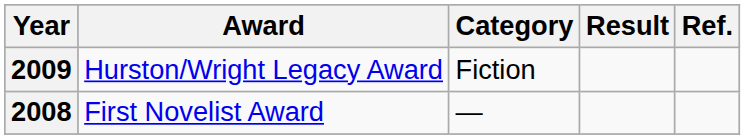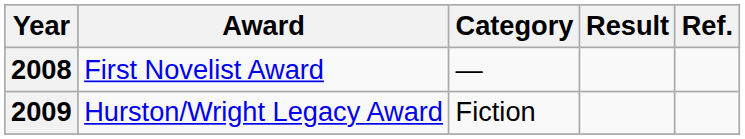rows swapped: (41, 112) <-> (41, 69)
